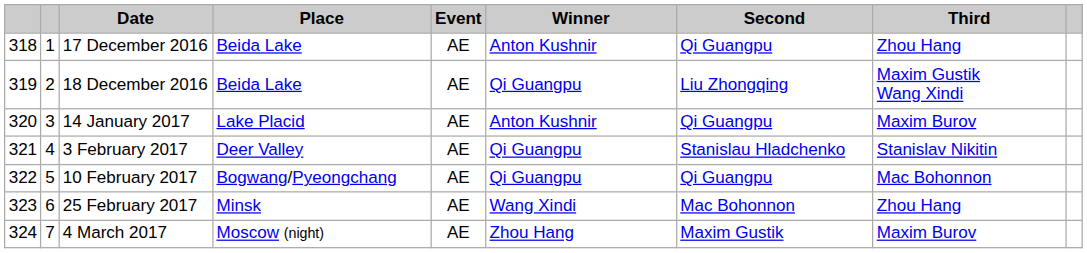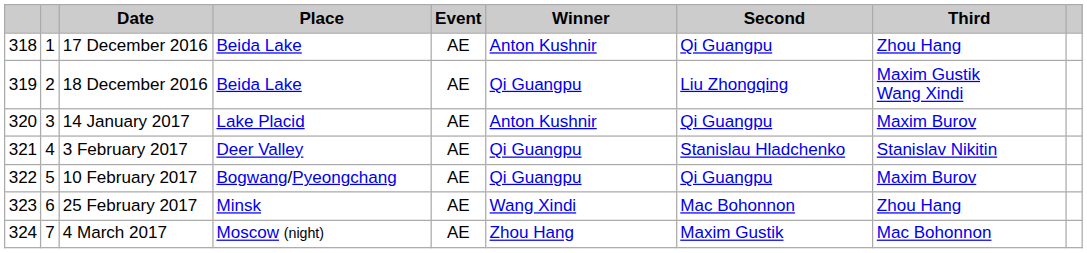(934, 177) Mac Bohonnon -> (927, 177) Maxim Burov
(927, 233) Maxim Burov -> (934, 233) Mac Bohonnon
